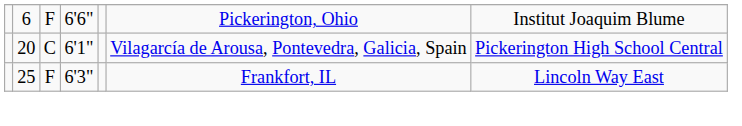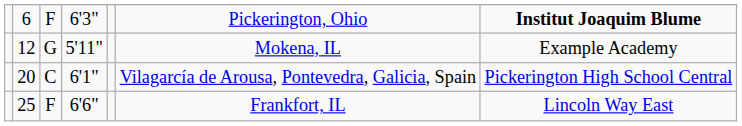(79, 18) 6'6" -> (84, 18) 6'3"
(599, 18) normal -> (608, 18) bold
+ row: (26, 47)
(79, 76) 6'3" -> (84, 105) 6'6"
